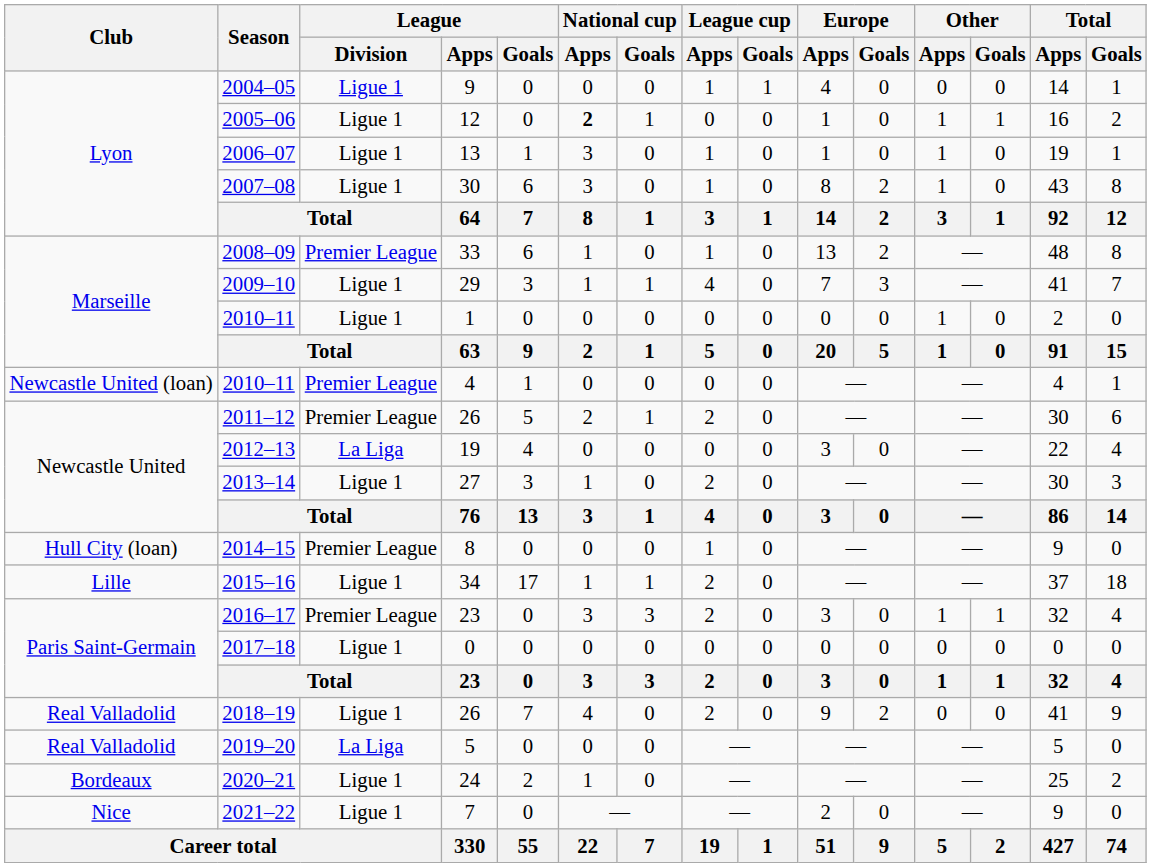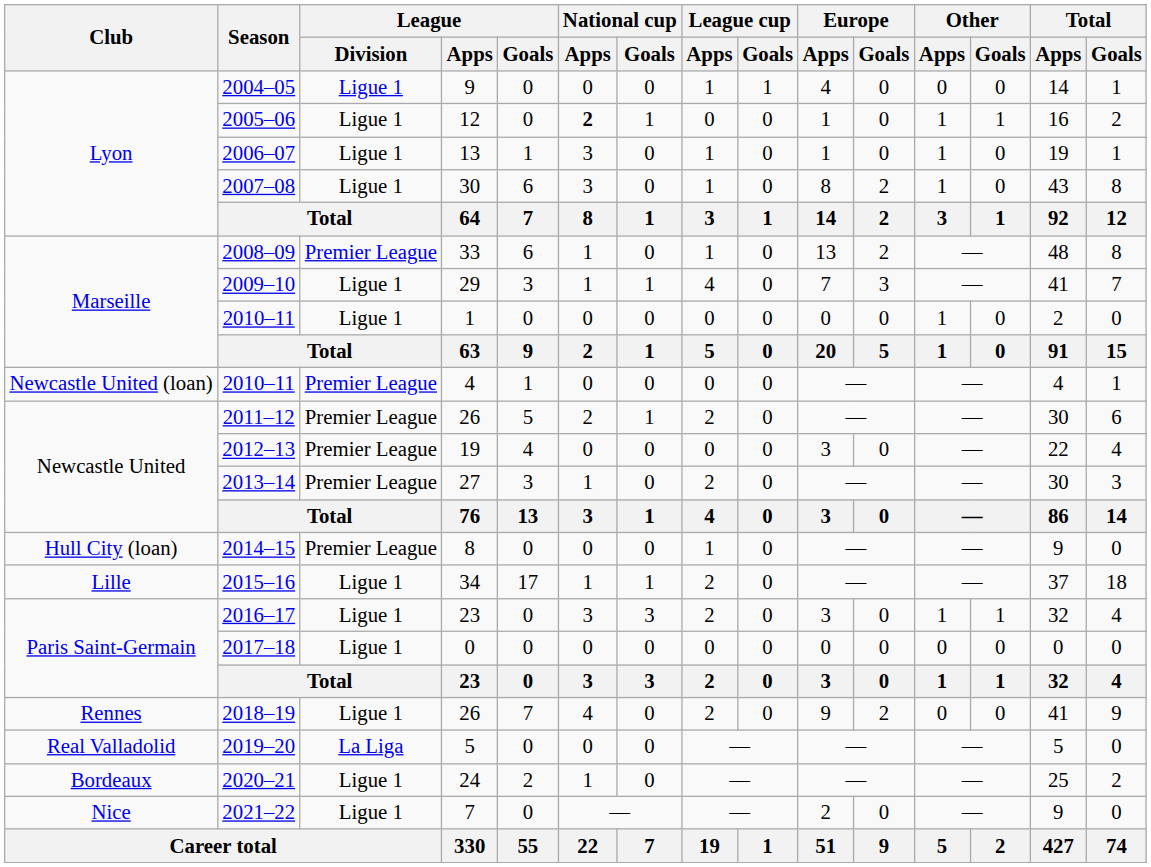(371, 449) La Liga -> (371, 449) Premier League
(371, 482) Ligue 1 -> (371, 482) Premier League
(371, 614) Premier League -> (371, 614) Ligue 1
(111, 713) Real Valladolid -> (111, 713) Rennes
